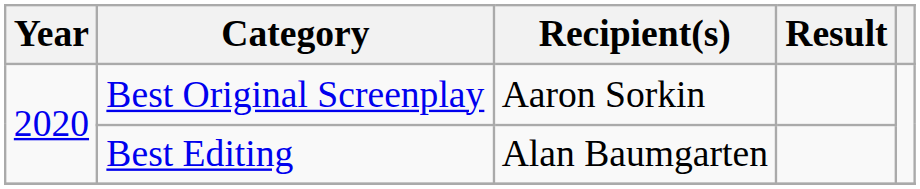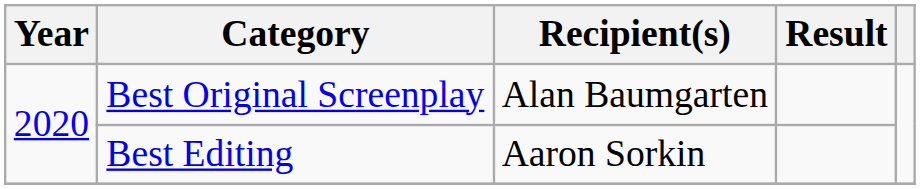(604, 93) Aaron Sorkin -> (635, 93) Alan Baumgarten
(635, 153) Alan Baumgarten -> (604, 153) Aaron Sorkin
